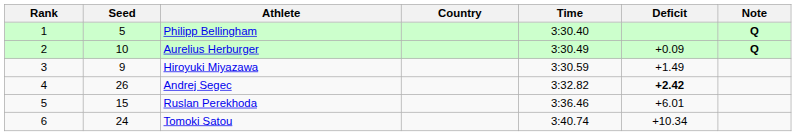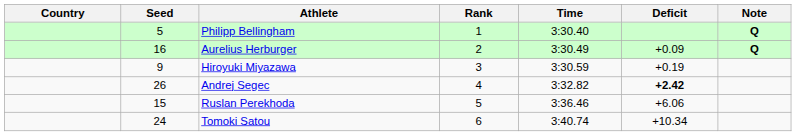columns swapped: (44, 13) <-> (460, 13)
(122, 49) 10 -> (160, 49) 16
(670, 67) +1.49 -> (670, 67) +0.19
(670, 103) +6.01 -> (670, 103) +6.06
